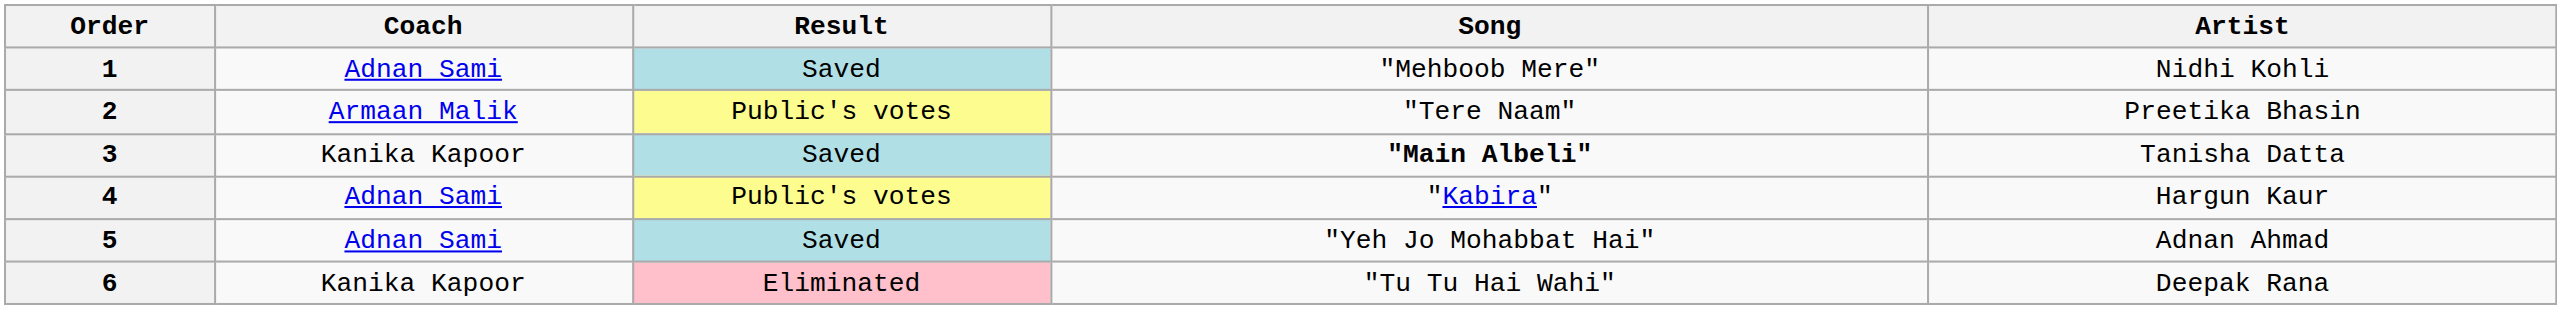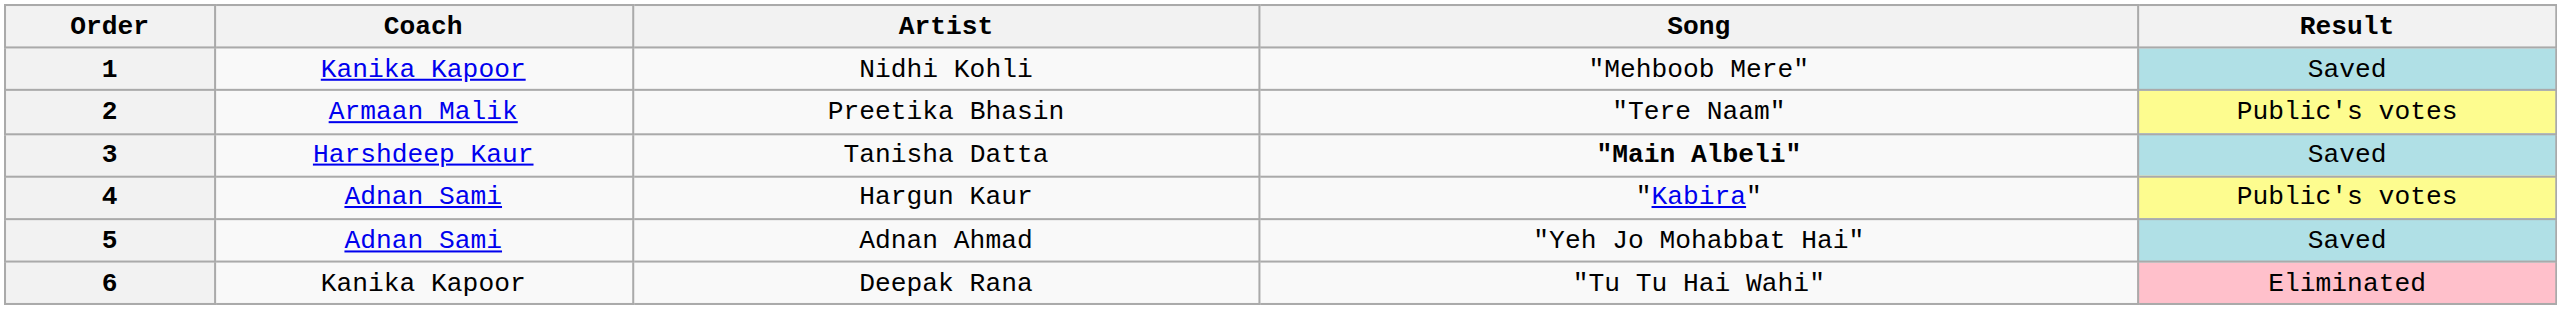columns swapped: (2243, 26) <-> (841, 26)
(423, 69) Adnan Sami -> (423, 69) Kanika Kapoor
(423, 155) Kanika Kapoor -> (423, 155) Harshdeep Kaur
